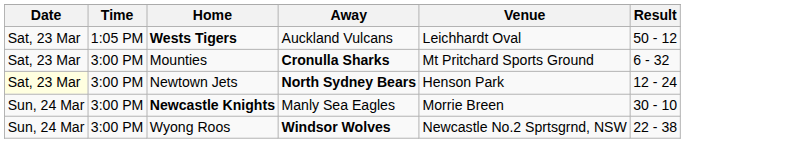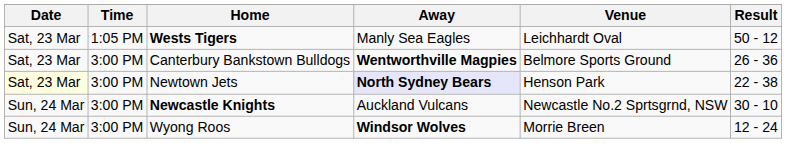(337, 37) Auckland Vulcans -> (413, 37) Manly Sea Eagles
- row: (178, 60)
+ row: (250, 60)
(349, 82) no background -> (424, 82) lavender background
(655, 82) 12 - 24 -> (756, 82) 22 - 38
(338, 104) Manly Sea Eagles -> (412, 104) Auckland Vulcans
(463, 104) Morrie Breen -> (625, 104) Newcastle No.2 Sprtsgrnd, NSW
(525, 127) Newcastle No.2 Sprtsgrnd, NSW -> (564, 127) Morrie Breen
(655, 127) 22 - 38 -> (756, 127) 12 - 24
